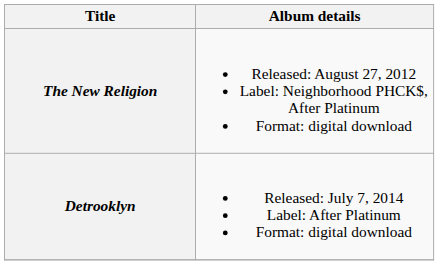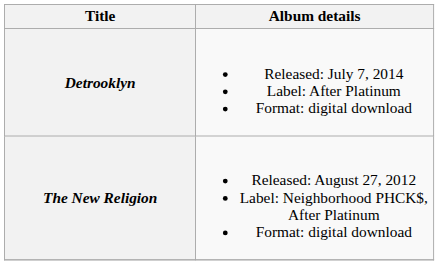rows swapped: (100, 90) <-> (100, 206)
